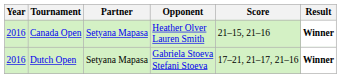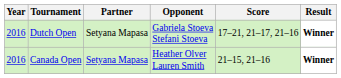rows swapped: (56, 34) <-> (53, 60)
